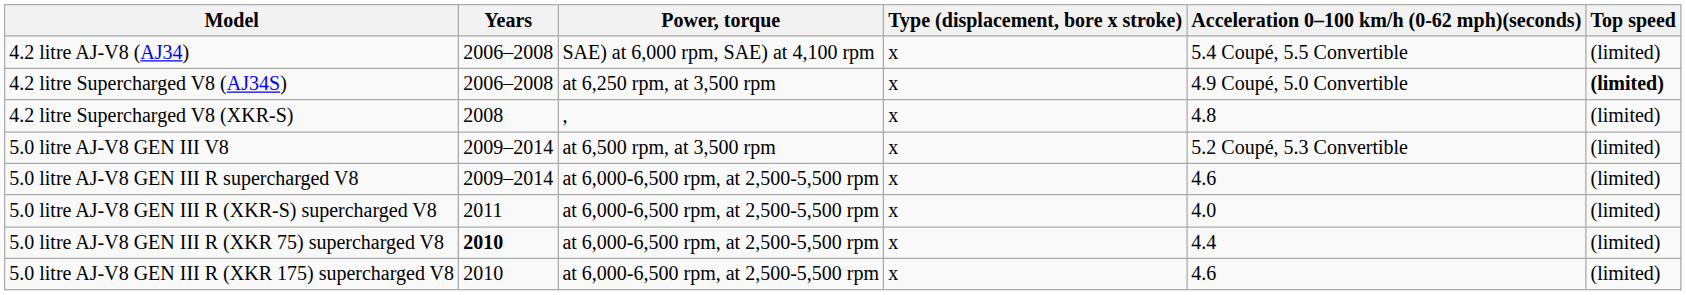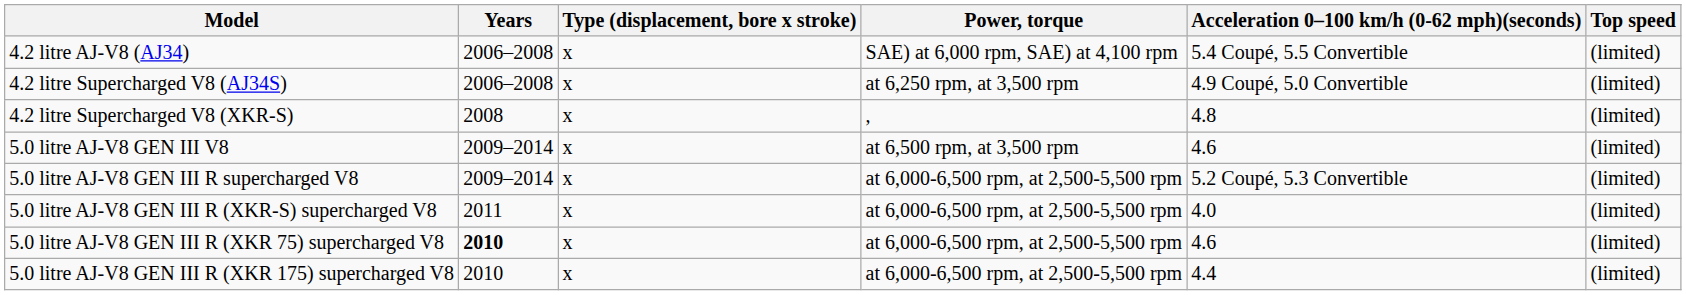columns swapped: (1035, 20) <-> (721, 20)
(1627, 83) bold -> (1626, 83) normal
(1300, 147) 5.2 Coupé, 5.3 Convertible -> (1204, 147) 4.6
(1204, 178) 4.6 -> (1300, 178) 5.2 Coupé, 5.3 Convertible
(1204, 242) 4.4 -> (1204, 242) 4.6
(1204, 274) 4.6 -> (1204, 274) 4.4
